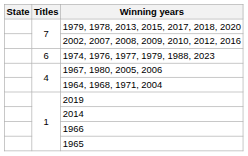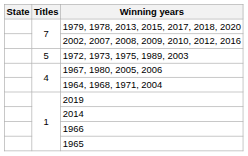- row: (139, 55)
+ row: (126, 55)
